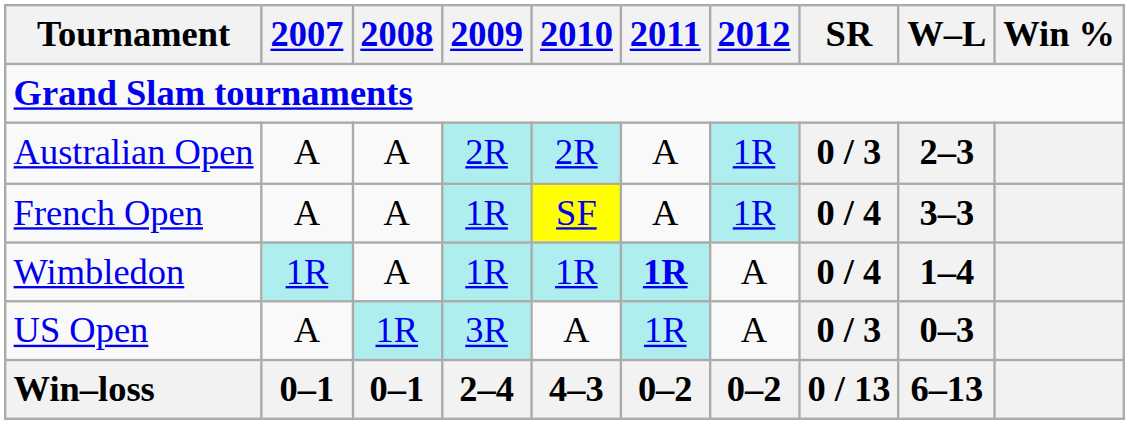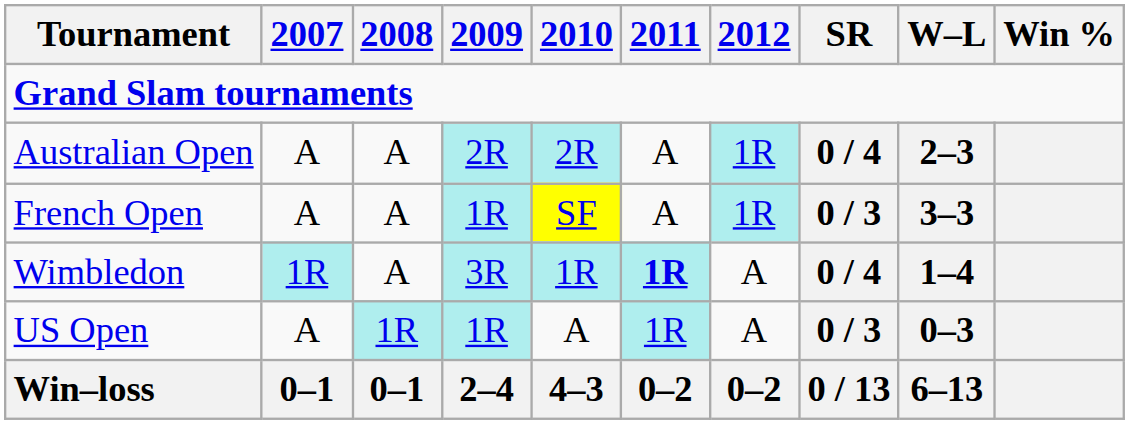(849, 151) 0 / 3 -> (849, 151) 0 / 4
(849, 211) 0 / 4 -> (849, 211) 0 / 3
(487, 270) 1R -> (487, 270) 3R
(487, 329) 3R -> (487, 329) 1R
